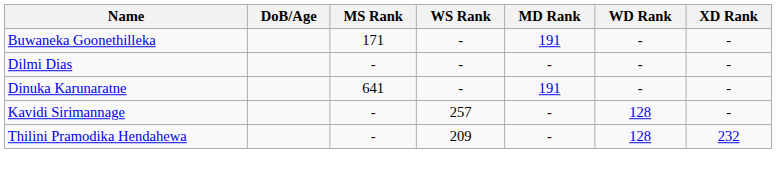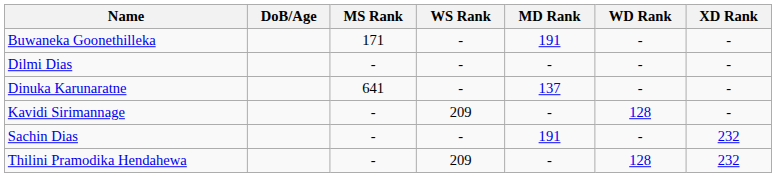(550, 88) 191 -> (550, 88) 137
(461, 112) 257 -> (461, 112) 209
+ row: (43, 137)
